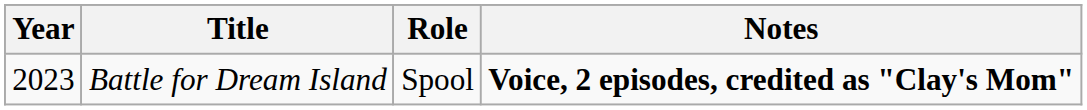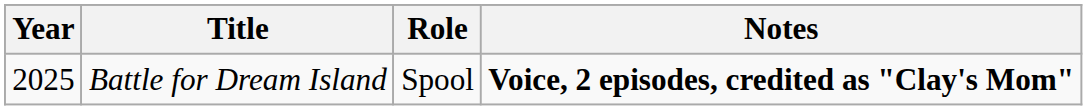(43, 78) 2023 -> (43, 78) 2025
